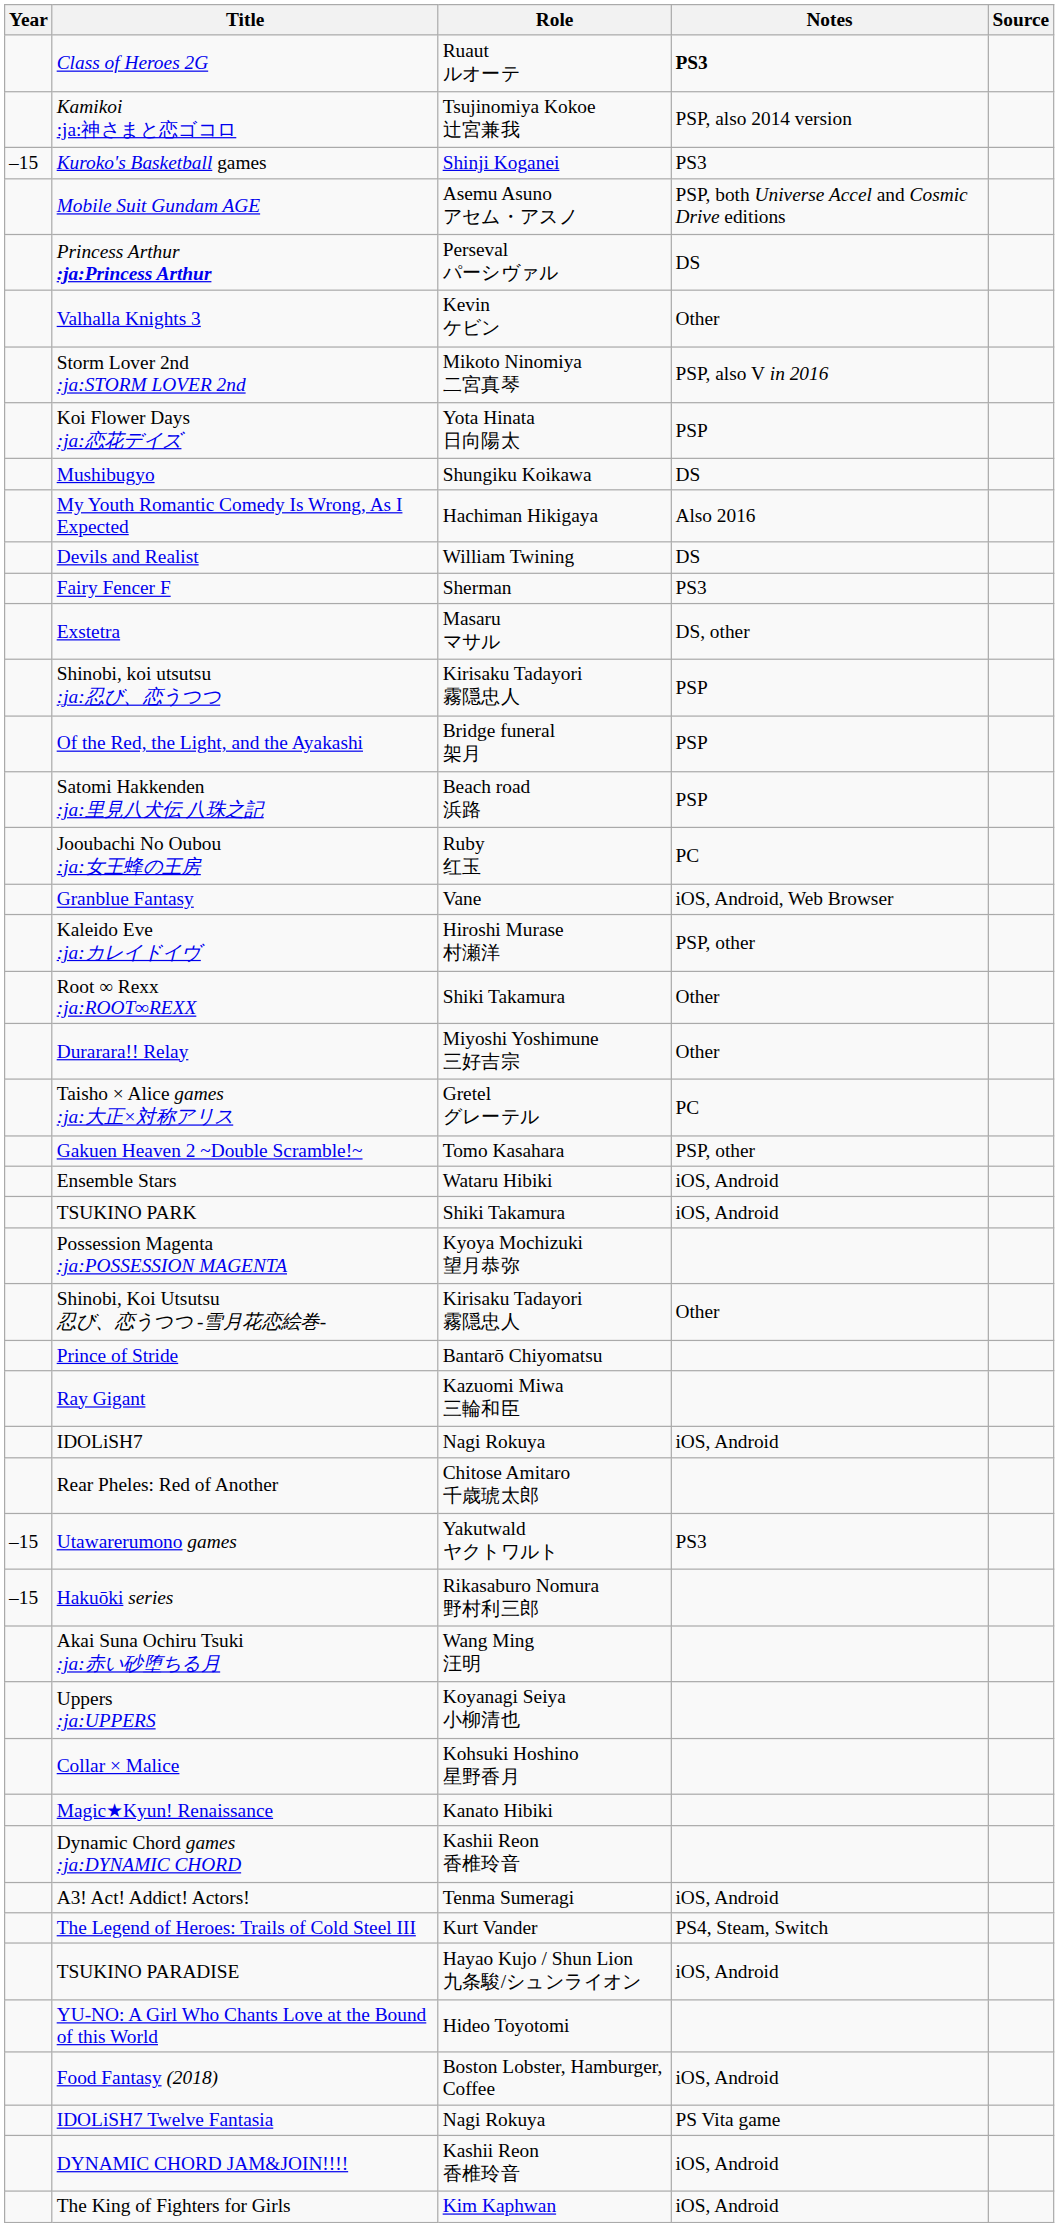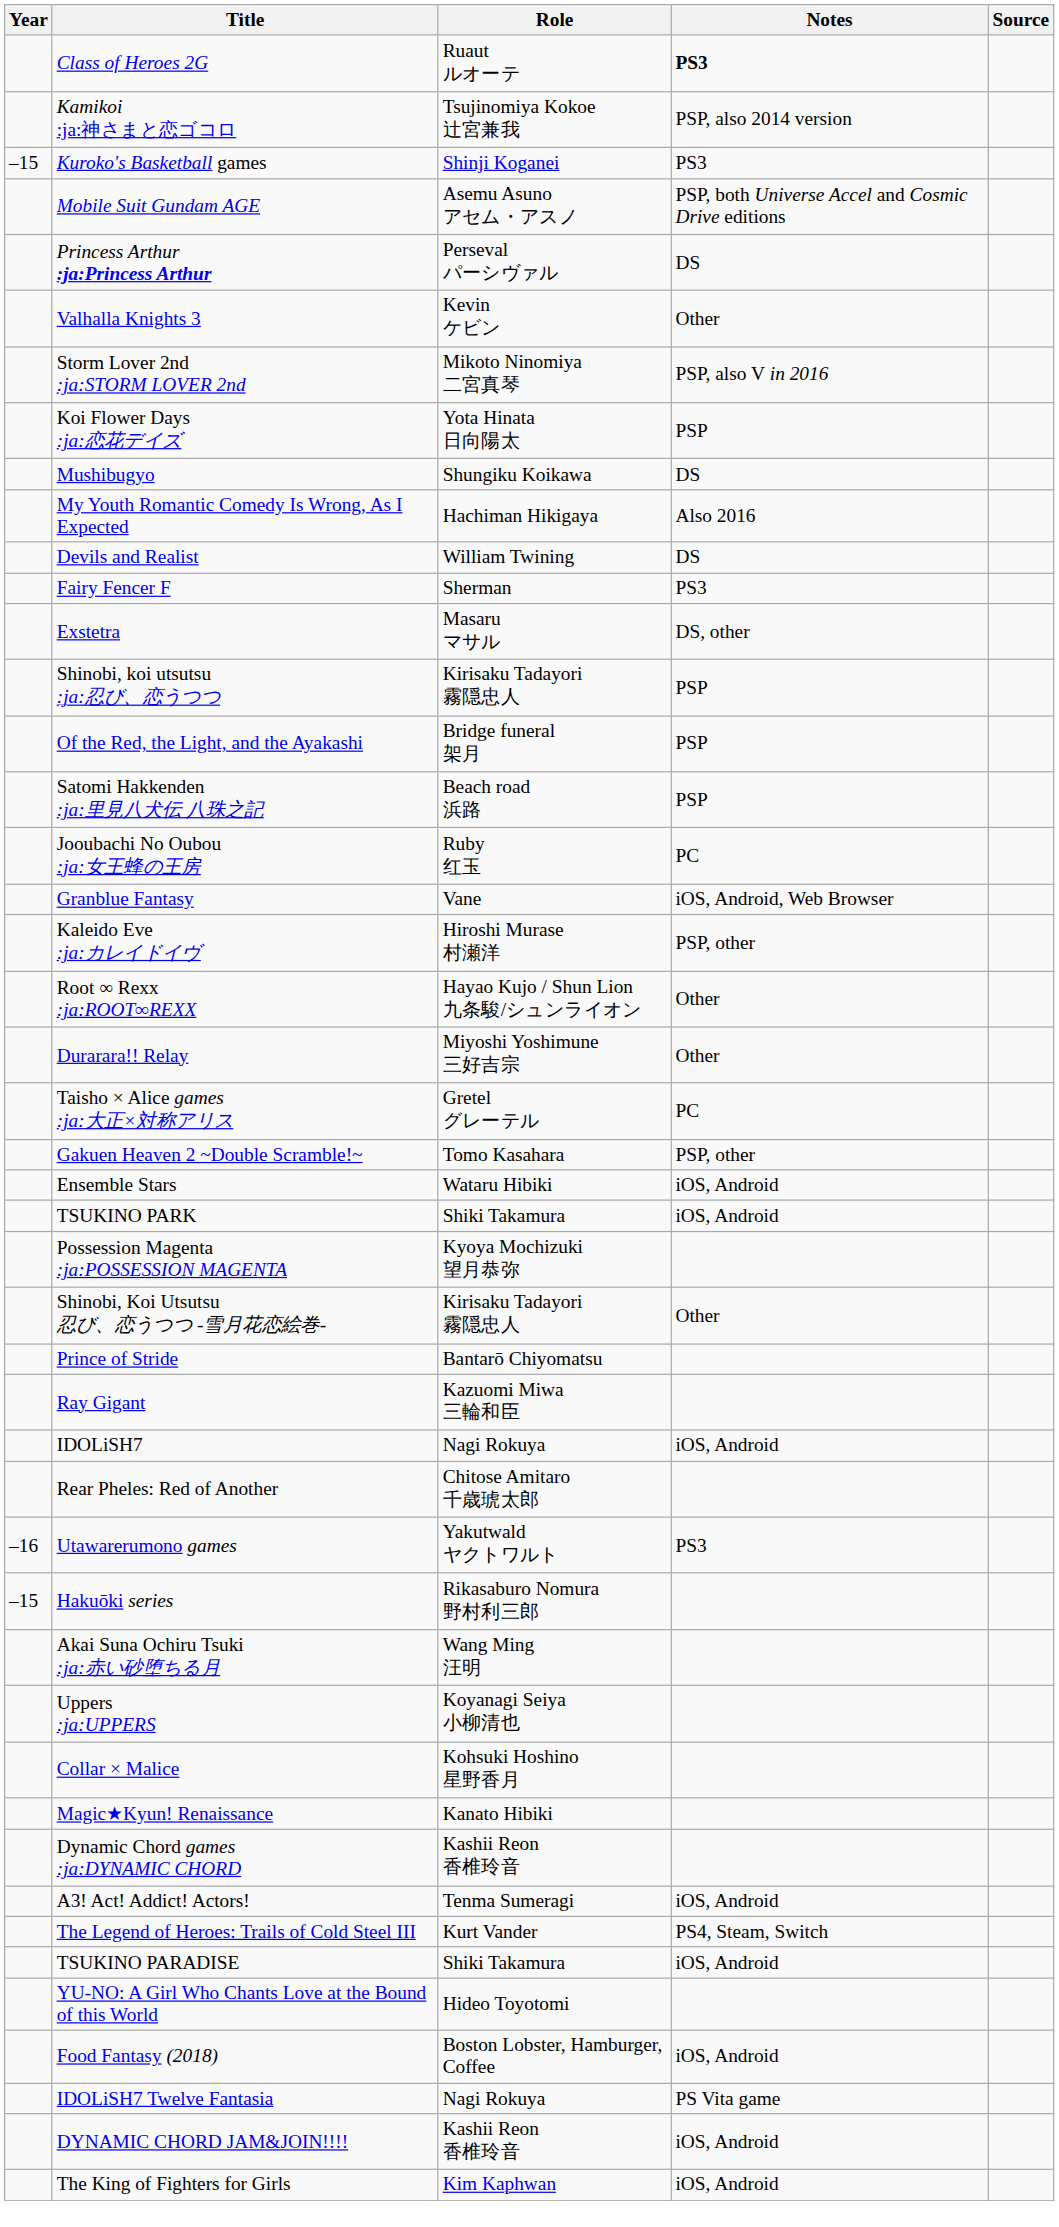(504, 996) Shiki Takamura -> (542, 997) Hayao Kujo / Shun Lion 九条駿/シュンライオン
(24, 1541) –15 -> (24, 1545) –16
(542, 1970) Hayao Kujo / Shun Lion 九条駿/シュンライオン -> (504, 1962) Shiki Takamura
